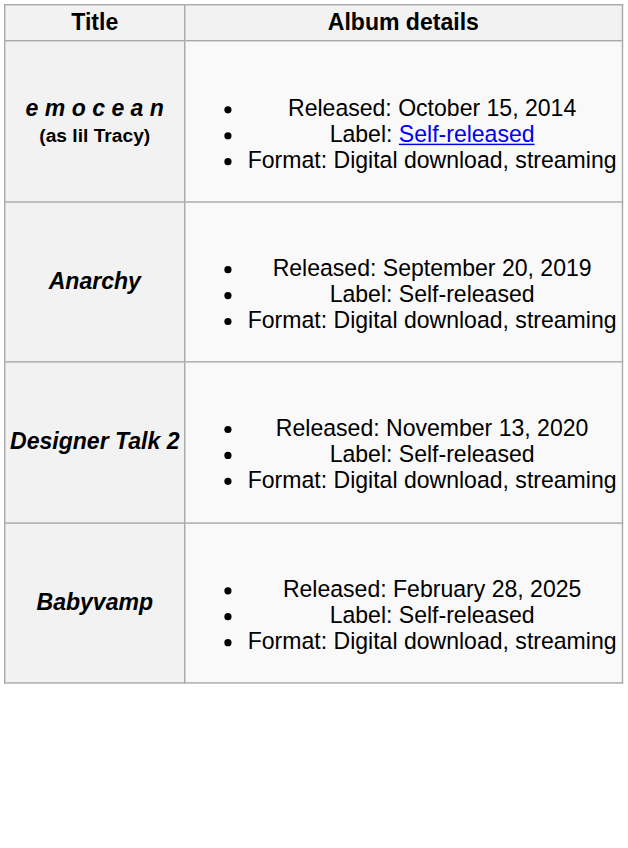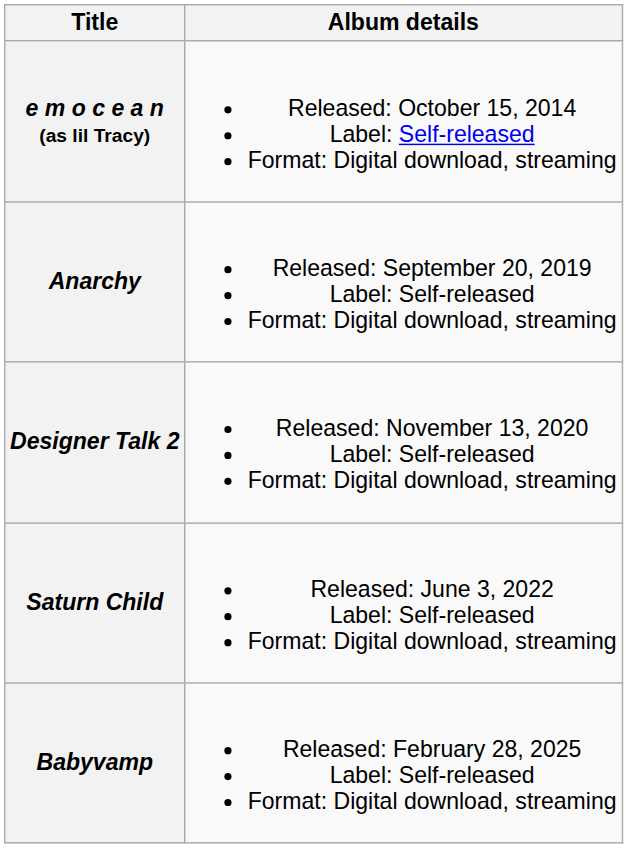+ row: (95, 602)
